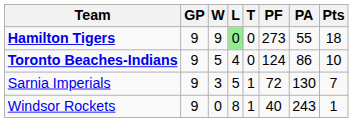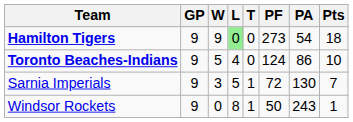(304, 38) 55 -> (304, 38) 54
(274, 106) 40 -> (274, 106) 50
